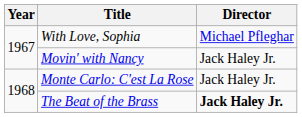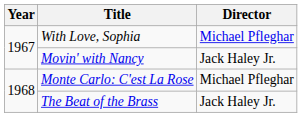(238, 79) Jack Haley Jr. -> (247, 79) Michael Pfleghar
(241, 101) bold -> (238, 101) normal
